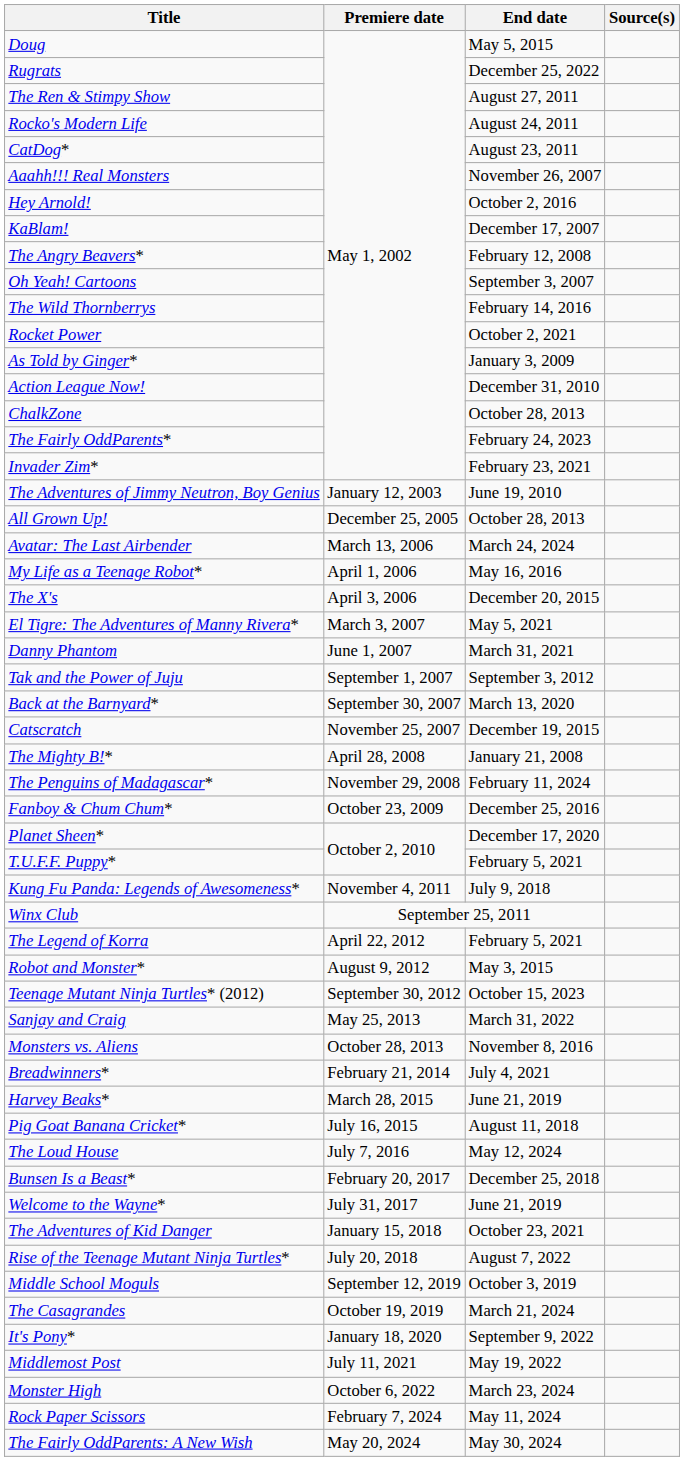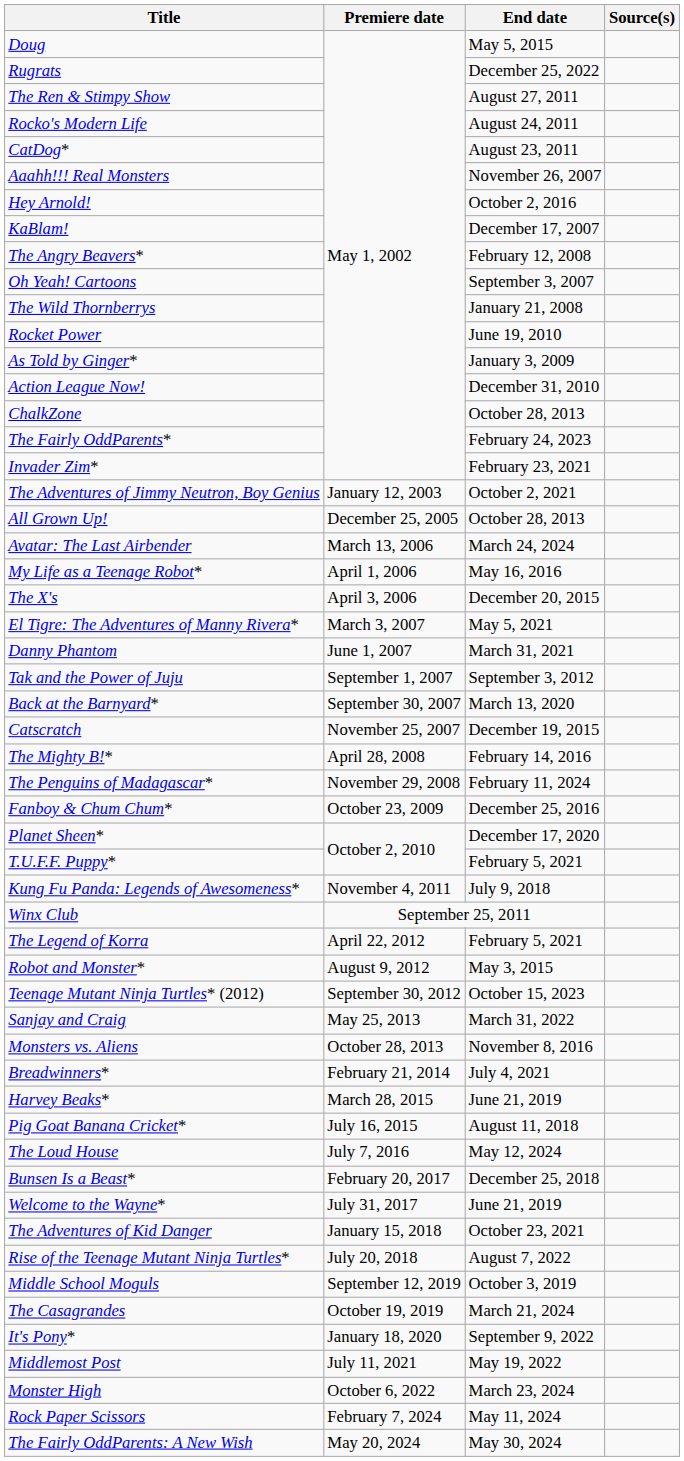(530, 307) February 14, 2016 -> (526, 307) January 21, 2008
(522, 334) October 2, 2021 -> (515, 334) June 19, 2010
(515, 492) June 19, 2010 -> (522, 492) October 2, 2021
(526, 756) January 21, 2008 -> (530, 756) February 14, 2016
